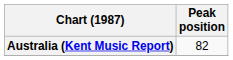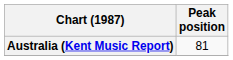(202, 45) 82 -> (202, 45) 81
